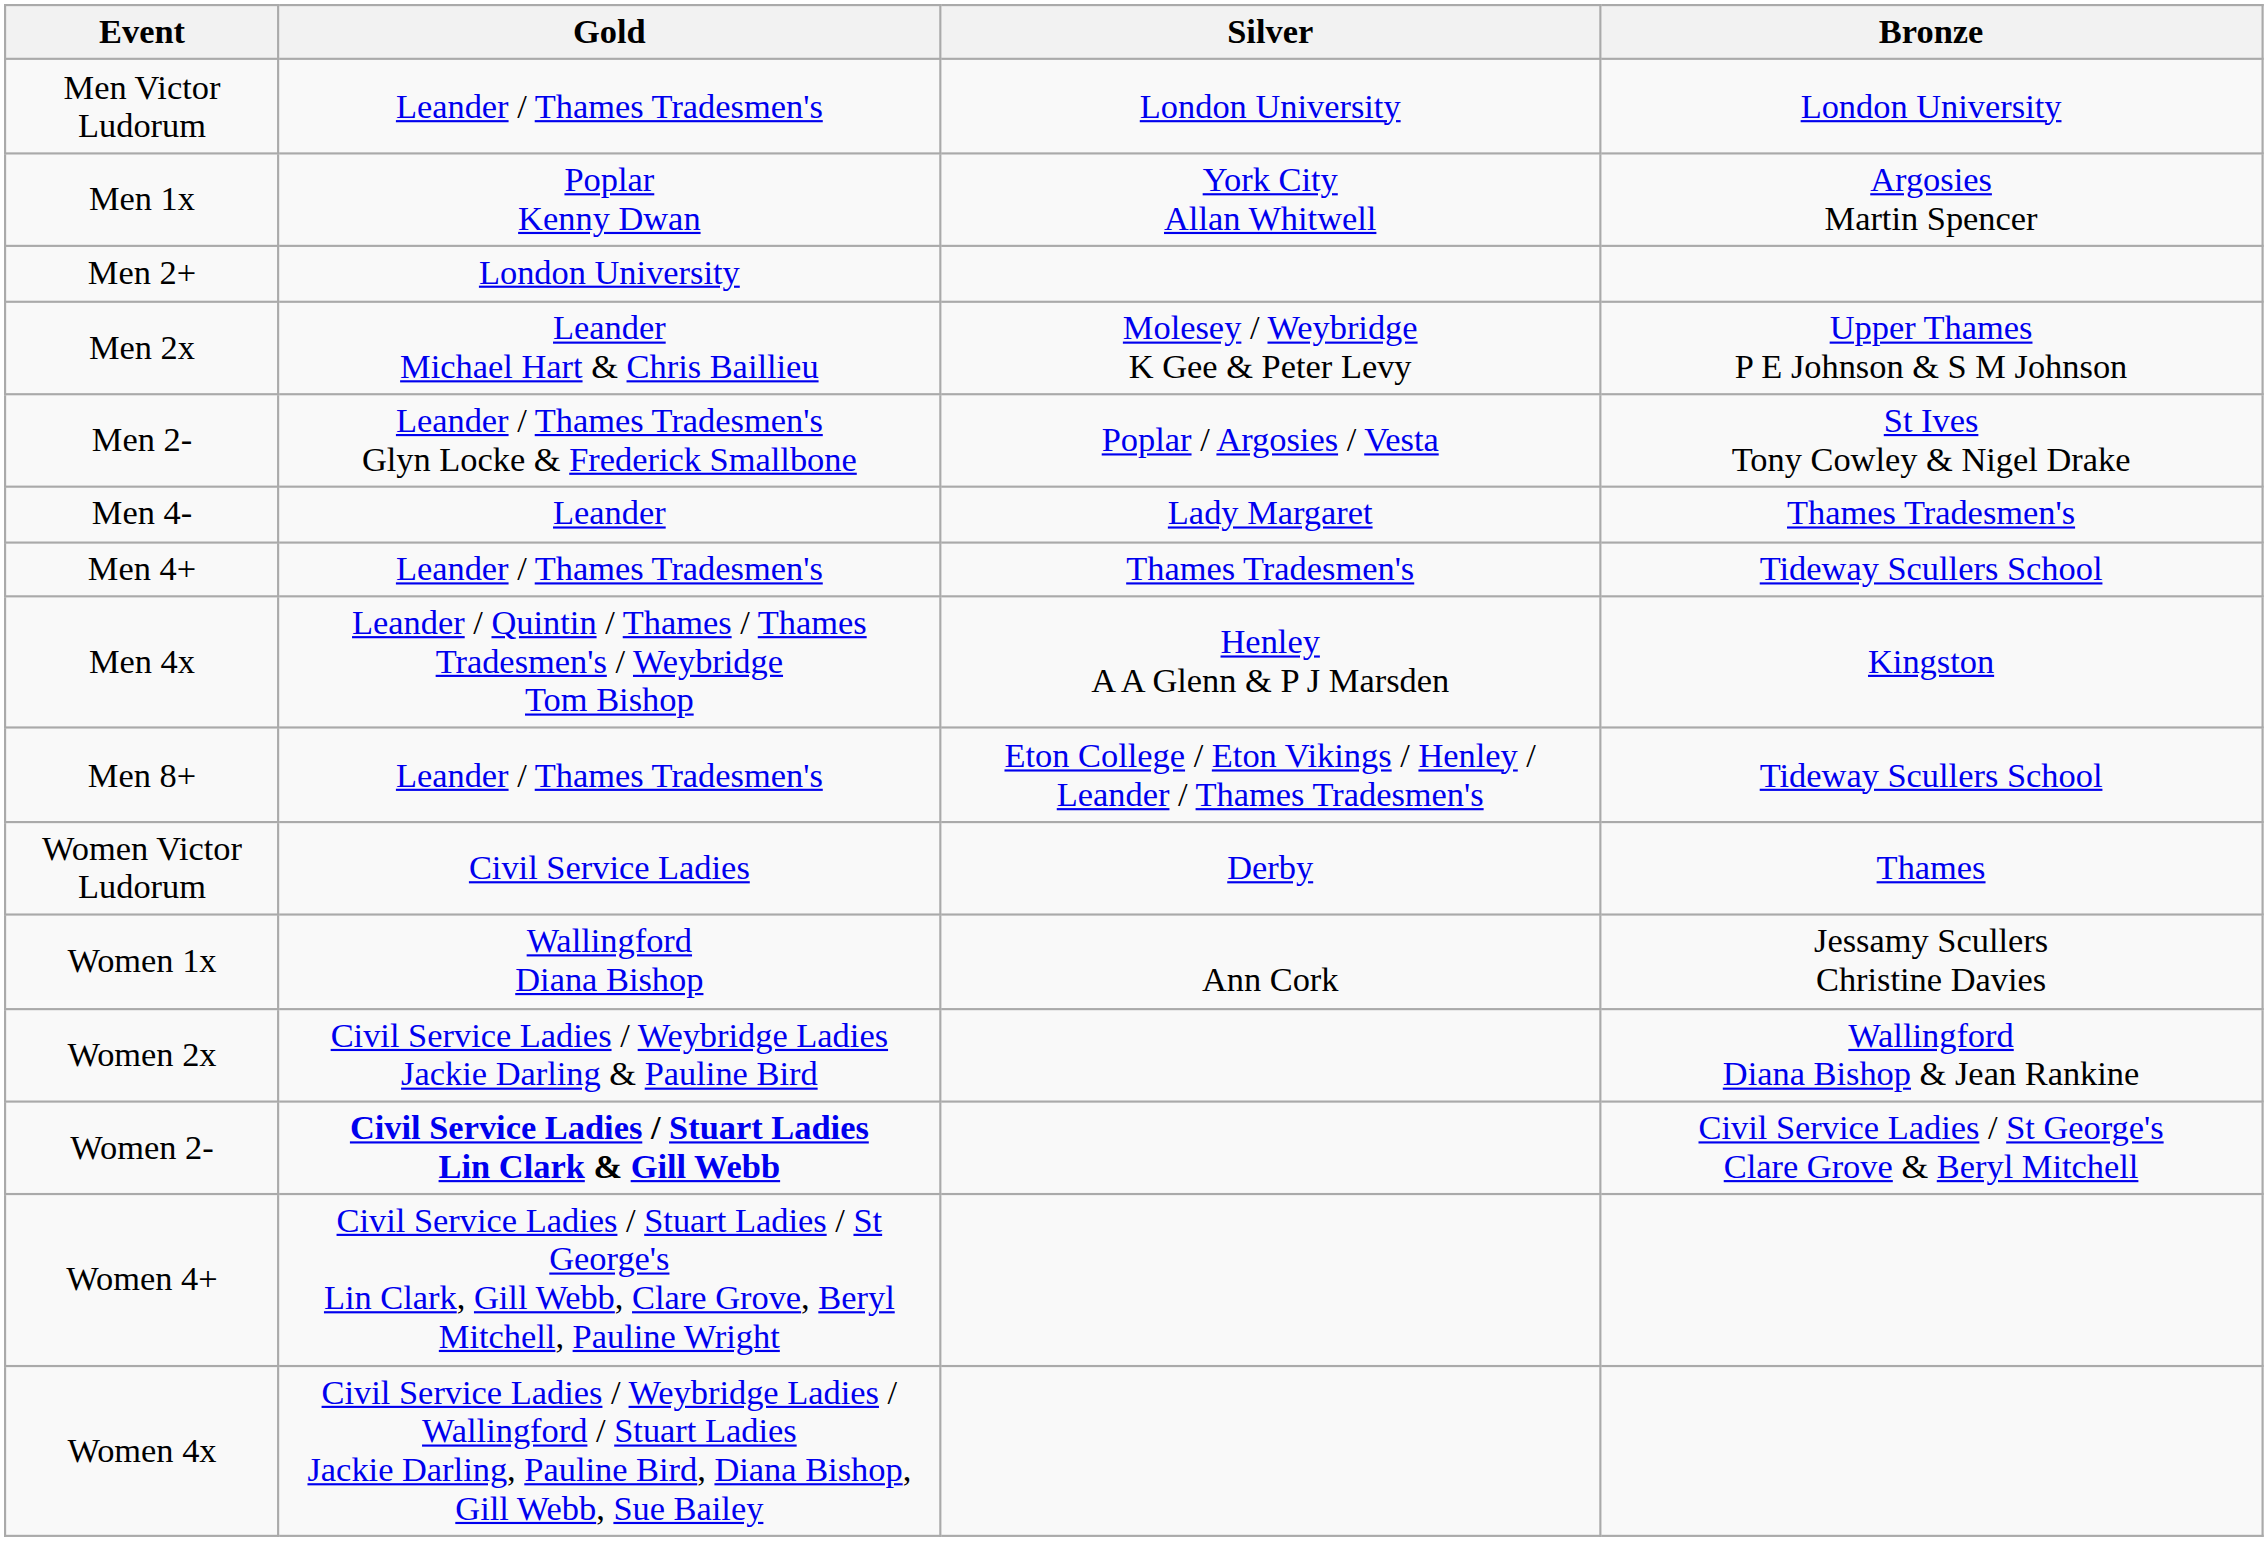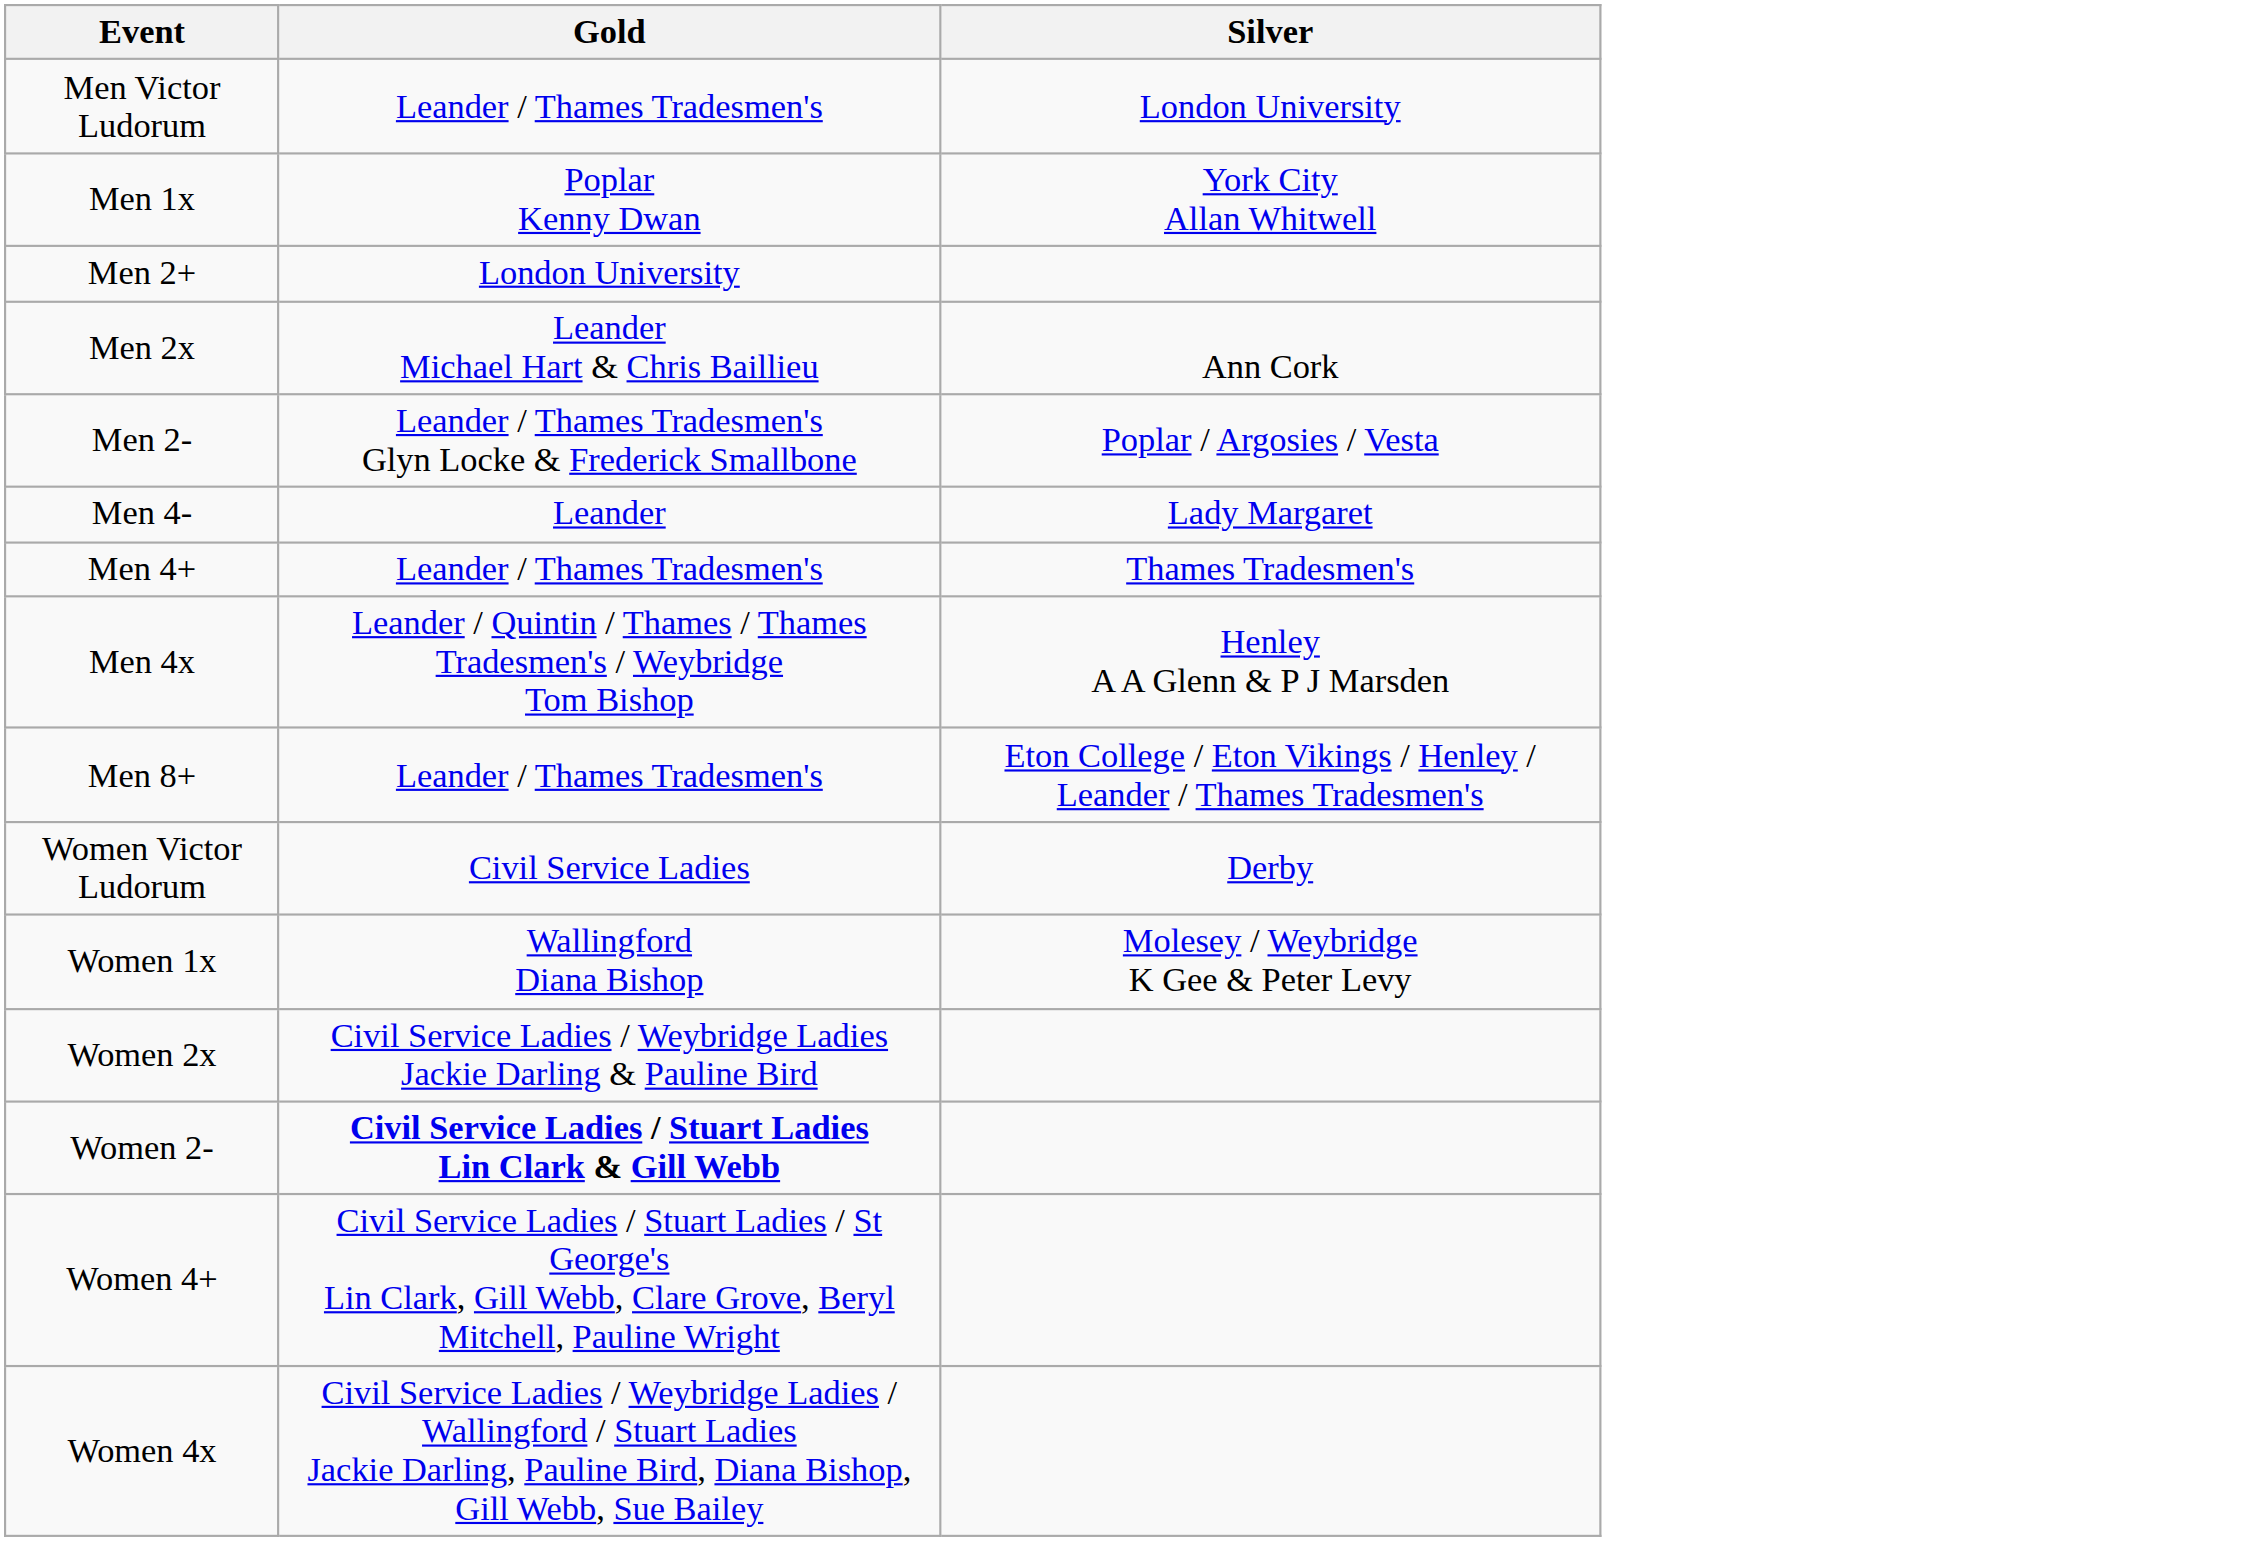- column: (1931, 31)
(1270, 346) Molesey / Weybridge K Gee & Peter Levy -> (1270, 366) Ann Cork
(1270, 980) Ann Cork -> (1270, 960) Molesey / Weybridge K Gee & Peter Levy
